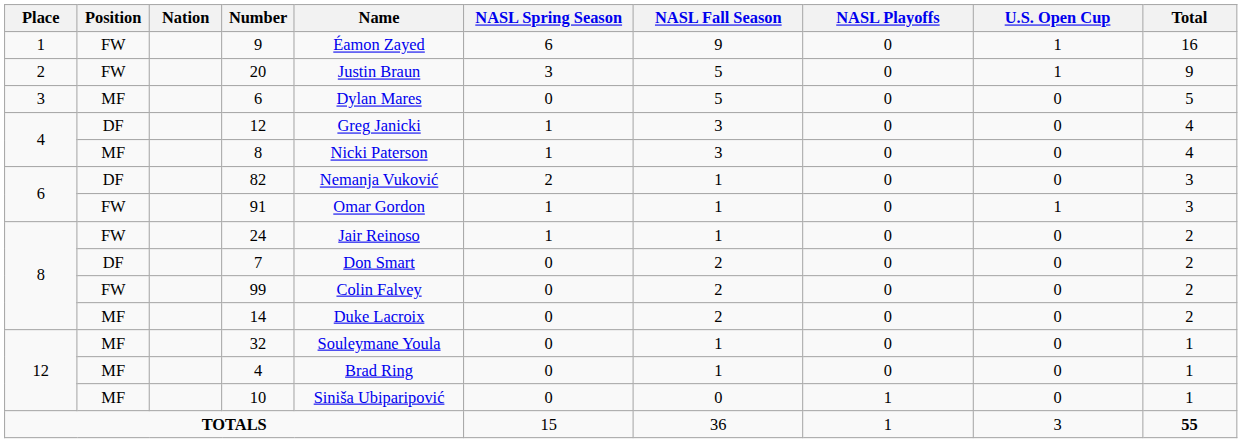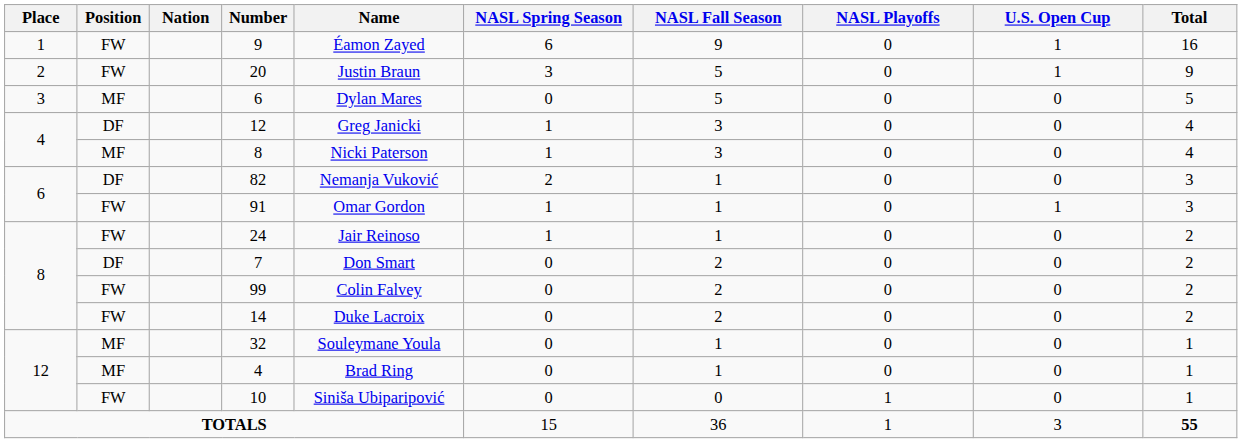(113, 315) MF -> (113, 315) FW
(113, 397) MF -> (113, 397) FW
